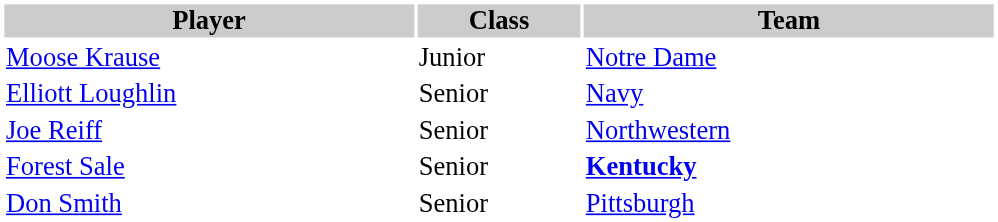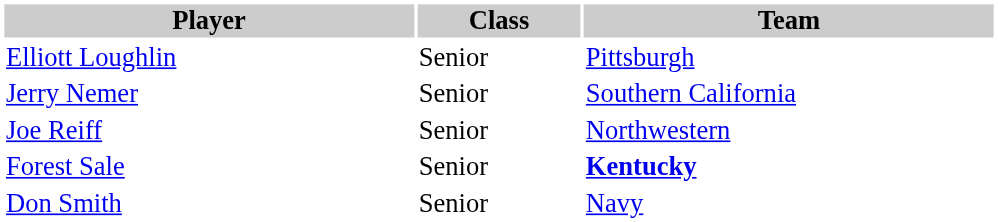- row: (83, 57)
(615, 93) Navy -> (640, 57) Pittsburgh
+ row: (72, 93)
(640, 203) Pittsburgh -> (615, 203) Navy
